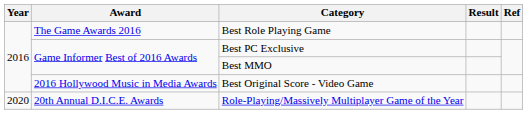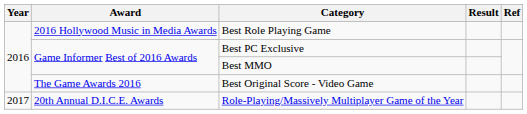(87, 30) The Game Awards 2016 -> (125, 30) 2016 Hollywood Music in Media Awards
(125, 83) 2016 Hollywood Music in Media Awards -> (87, 83) The Game Awards 2016
(18, 100) 2020 -> (18, 100) 2017
